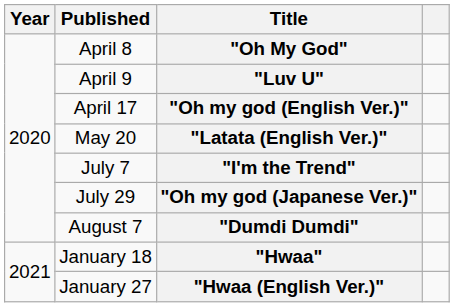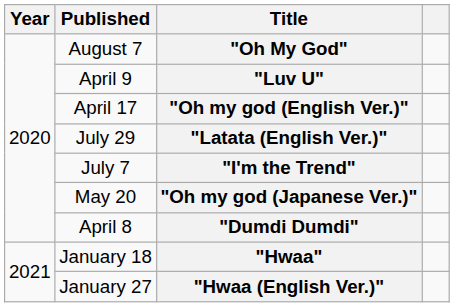(105, 49) April 8 -> (105, 49) August 7
(105, 138) May 20 -> (105, 138) July 29
(105, 197) July 29 -> (105, 197) May 20
(105, 227) August 7 -> (105, 227) April 8
